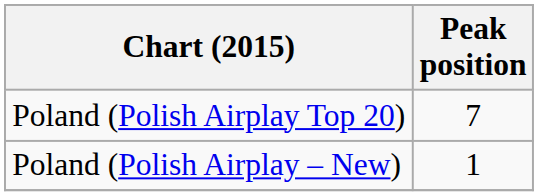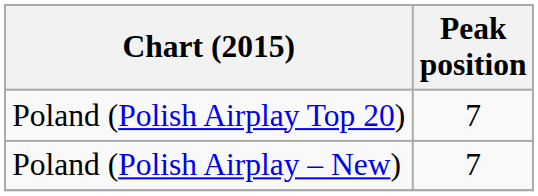(473, 164) 1 -> (473, 164) 7
